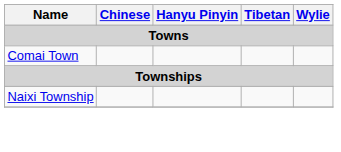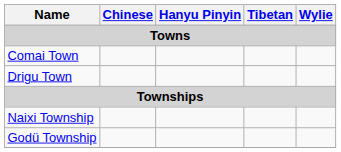+ row: (40, 77)
+ row: (52, 138)
